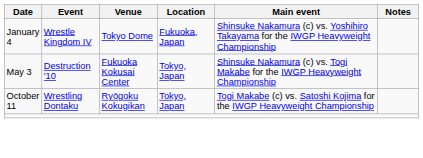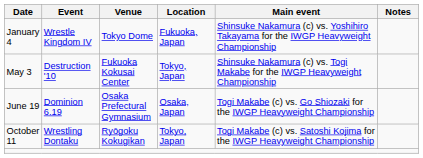+ row: (23, 106)
